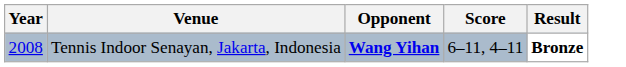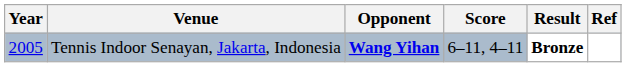+ column: (604, 19)
(26, 47) 2008 -> (26, 47) 2005
